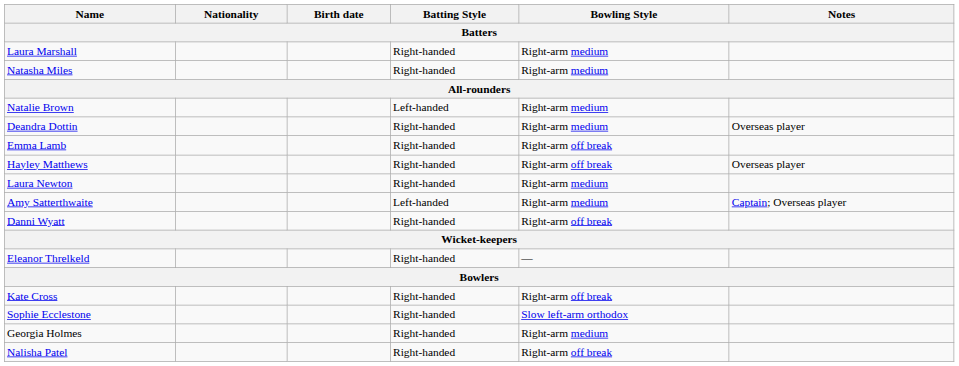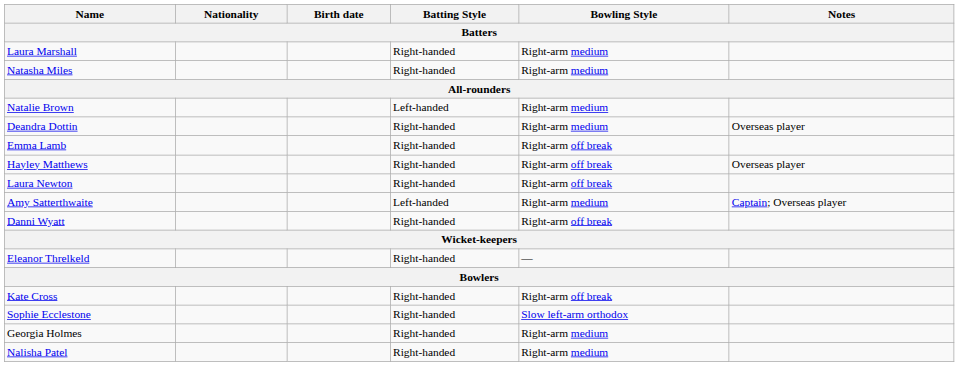(565, 183) Right-arm medium -> (567, 183) Right-arm off break
(567, 352) Right-arm off break -> (565, 352) Right-arm medium
